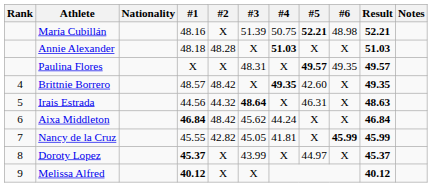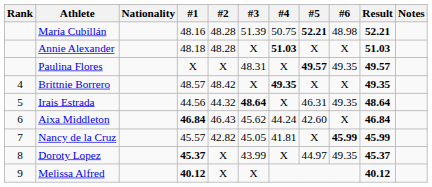(223, 31) X -> (223, 31) 48.28
(314, 84) 42.60 -> (314, 84) X
(345, 102) X -> (345, 102) 49.35
(378, 102) 48.63 -> (378, 102) 48.64
(223, 119) 48.42 -> (223, 119) 46.43
(314, 119) X -> (314, 119) 42.60
(193, 137) 45.55 -> (193, 137) 45.57
(345, 155) X -> (345, 155) 49.35
